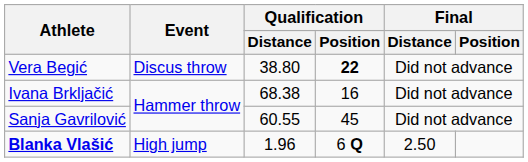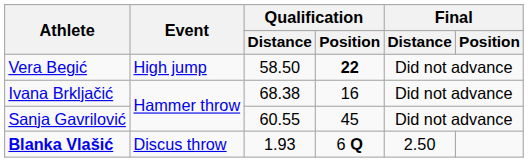(180, 68) Discus throw -> (170, 68) High jump
(280, 68) 38.80 -> (280, 68) 58.50
(170, 145) High jump -> (180, 145) Discus throw
(280, 145) 1.96 -> (280, 145) 1.93
